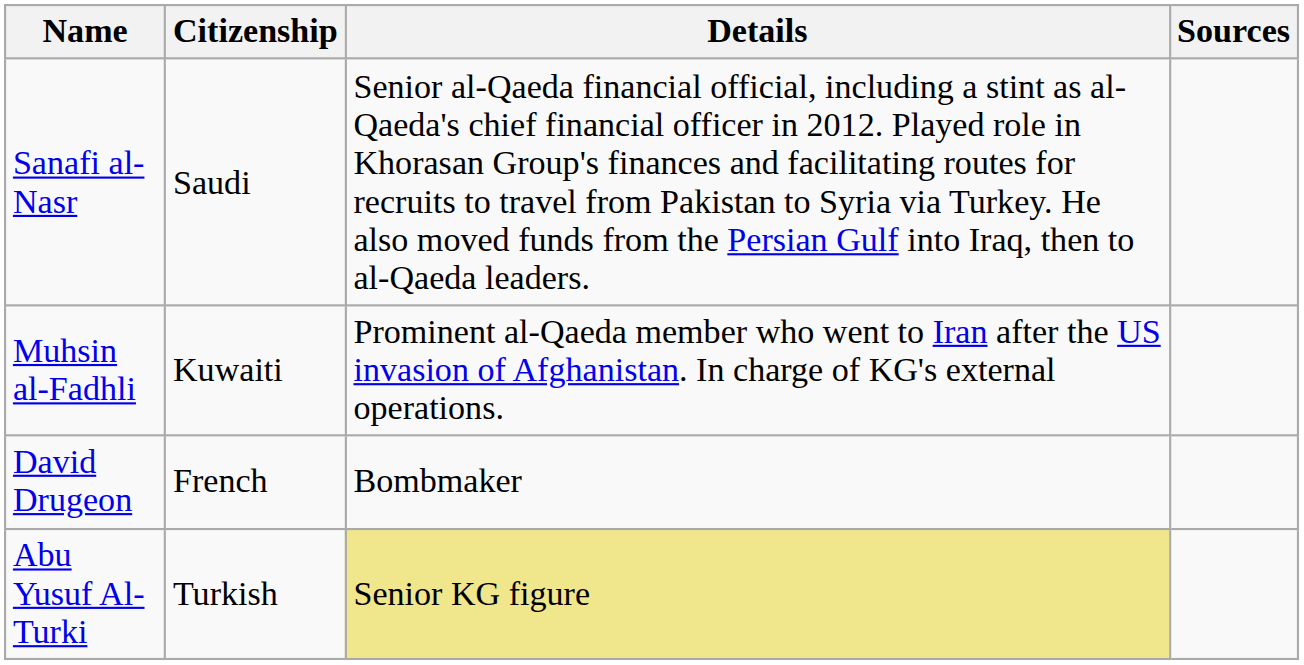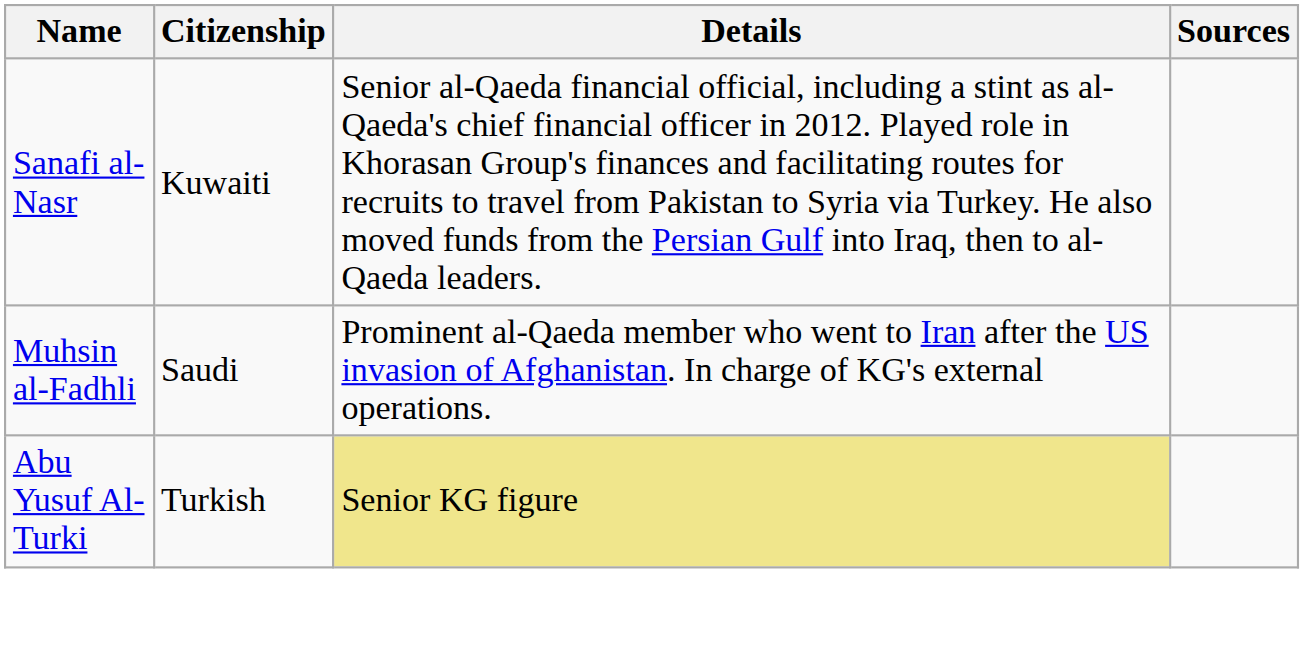(212, 181) Saudi -> (216, 181) Kuwaiti
(228, 369) Kuwaiti -> (200, 369) Saudi
- row: (73, 481)
